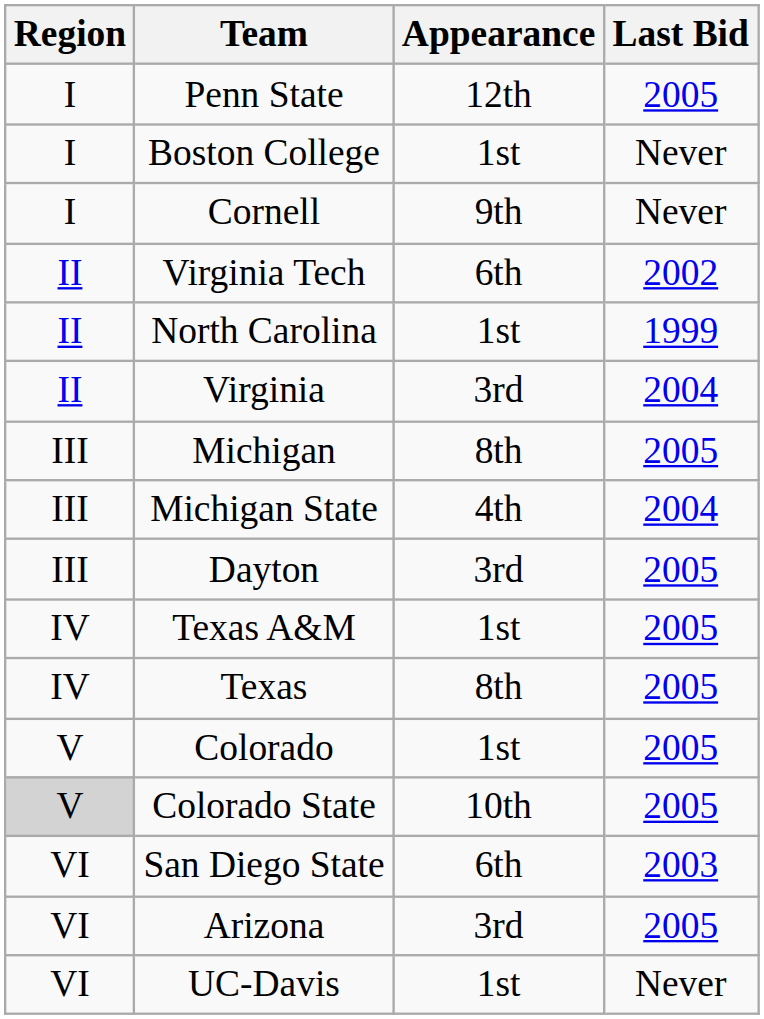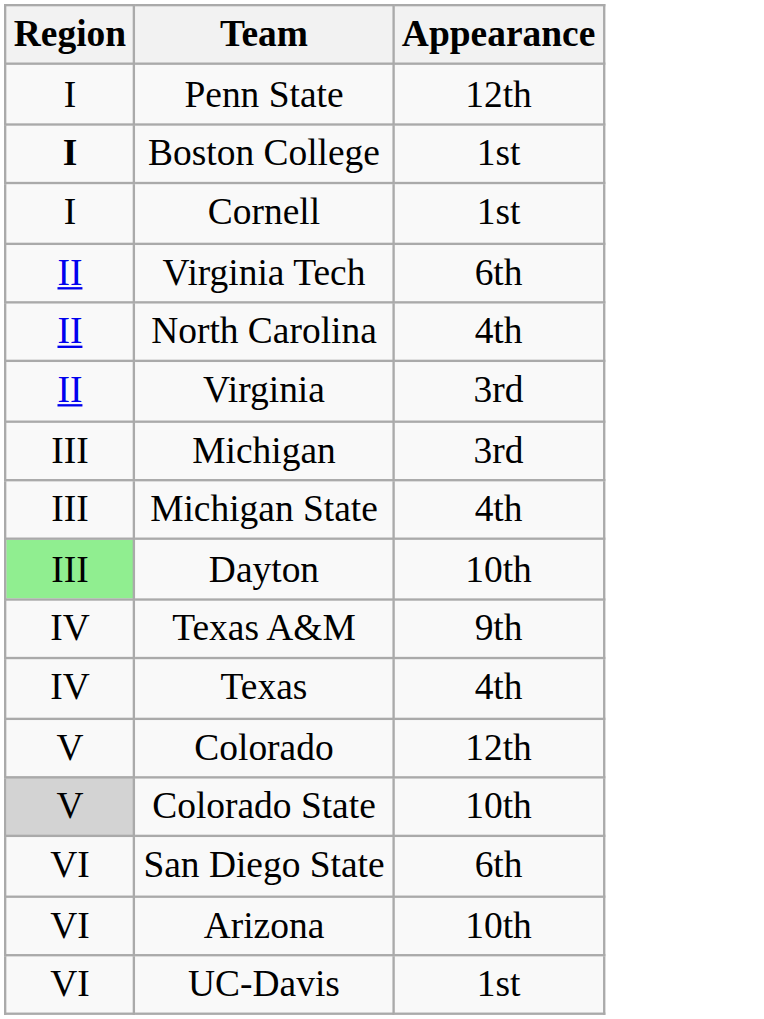- column: (681, 34)
(70, 152) normal -> (70, 152) bold
(499, 212) 9th -> (499, 212) 1st
(499, 331) 1st -> (499, 331) 4th
(499, 449) 8th -> (499, 449) 3rd
(70, 568) no background -> (70, 568) lightgreen background
(499, 568) 3rd -> (499, 568) 10th
(499, 627) 1st -> (499, 627) 9th
(499, 687) 8th -> (499, 687) 4th
(499, 746) 1st -> (499, 746) 12th
(499, 924) 3rd -> (499, 924) 10th
